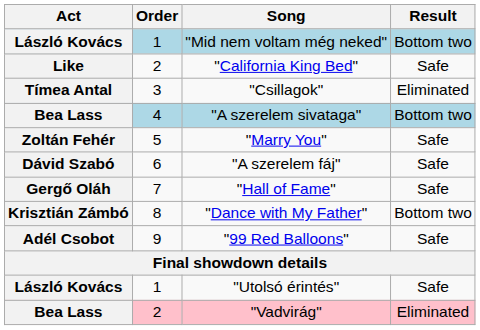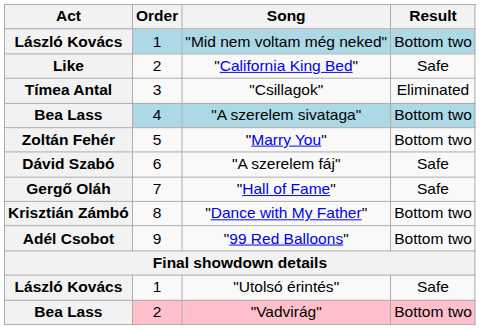(433, 139) Safe -> (433, 139) Bottom two
(433, 238) Safe -> (433, 238) Bottom two
(433, 312) Eliminated -> (433, 312) Bottom two
